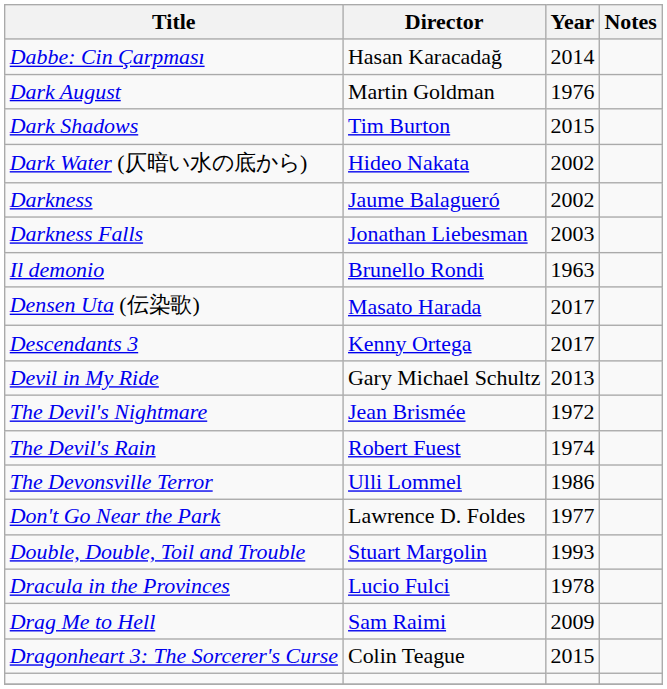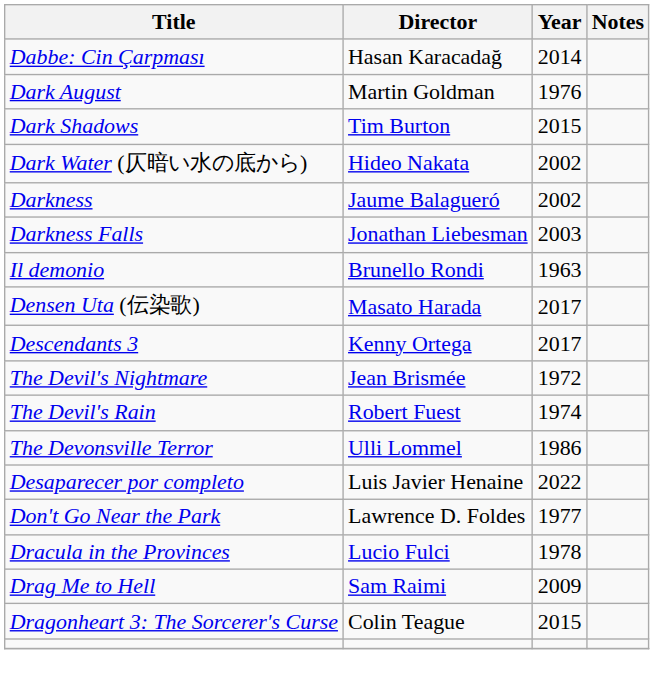- row: (84, 377)
+ row: (127, 482)
- row: (158, 551)
